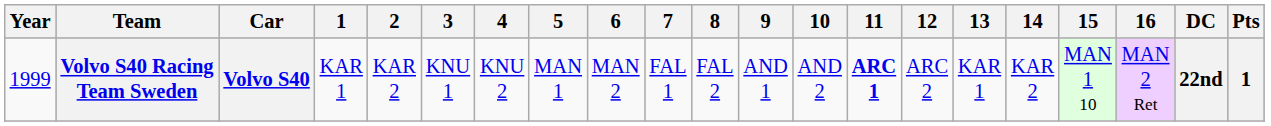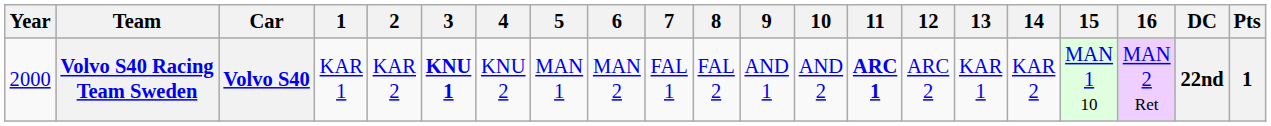(30, 79) 1999 -> (30, 79) 2000
(448, 79) normal -> (449, 79) bold
